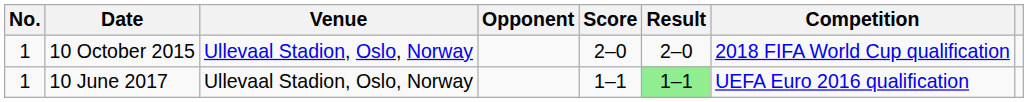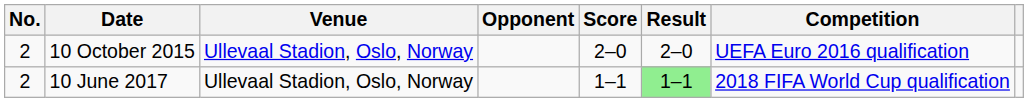(25, 50) 1 -> (25, 50) 2
(863, 50) 2018 FIFA World Cup qualification -> (842, 50) UEFA Euro 2016 qualification
(25, 81) 1 -> (25, 81) 2
(842, 81) UEFA Euro 2016 qualification -> (863, 81) 2018 FIFA World Cup qualification
